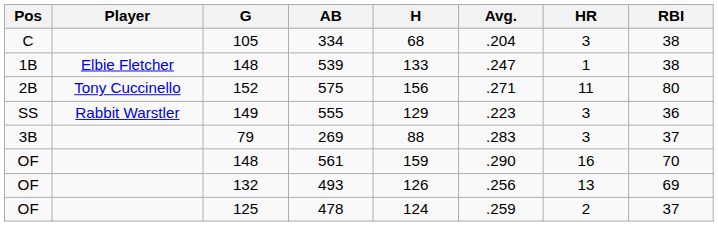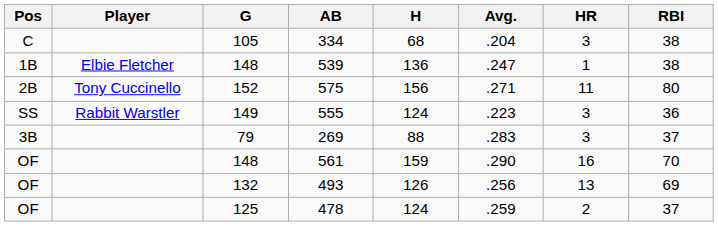(416, 64) 133 -> (416, 64) 136
(416, 112) 129 -> (416, 112) 124
